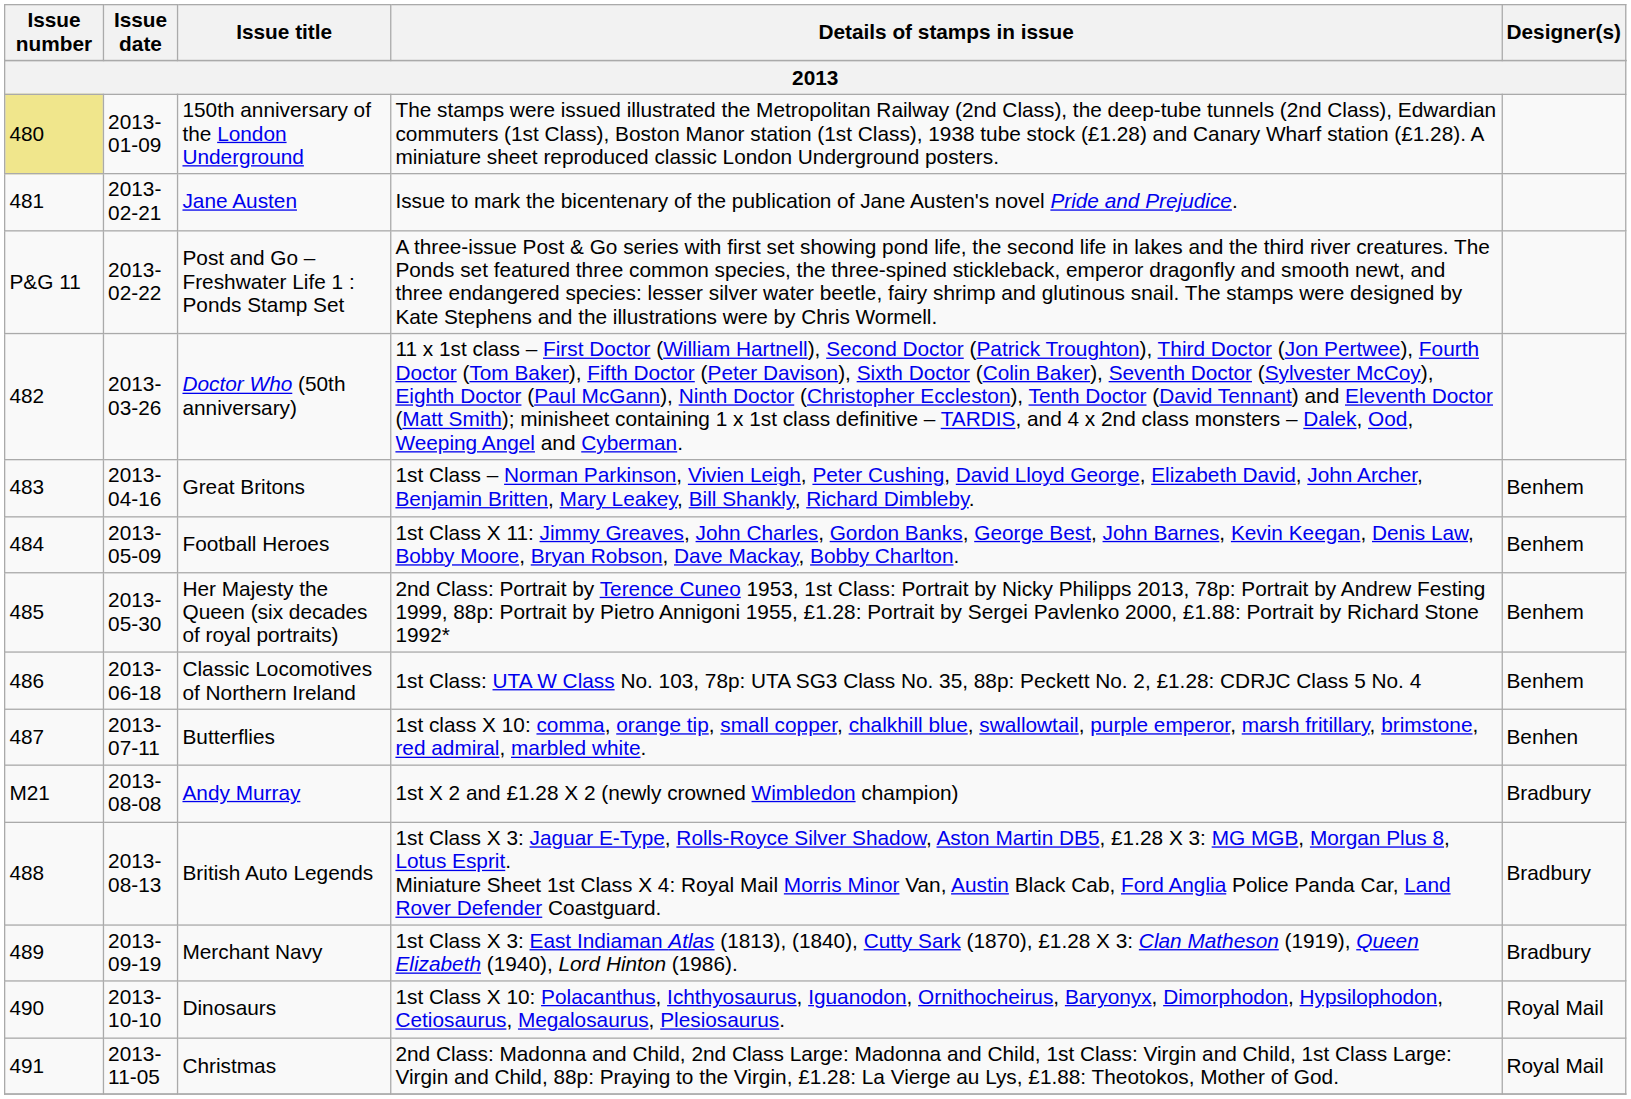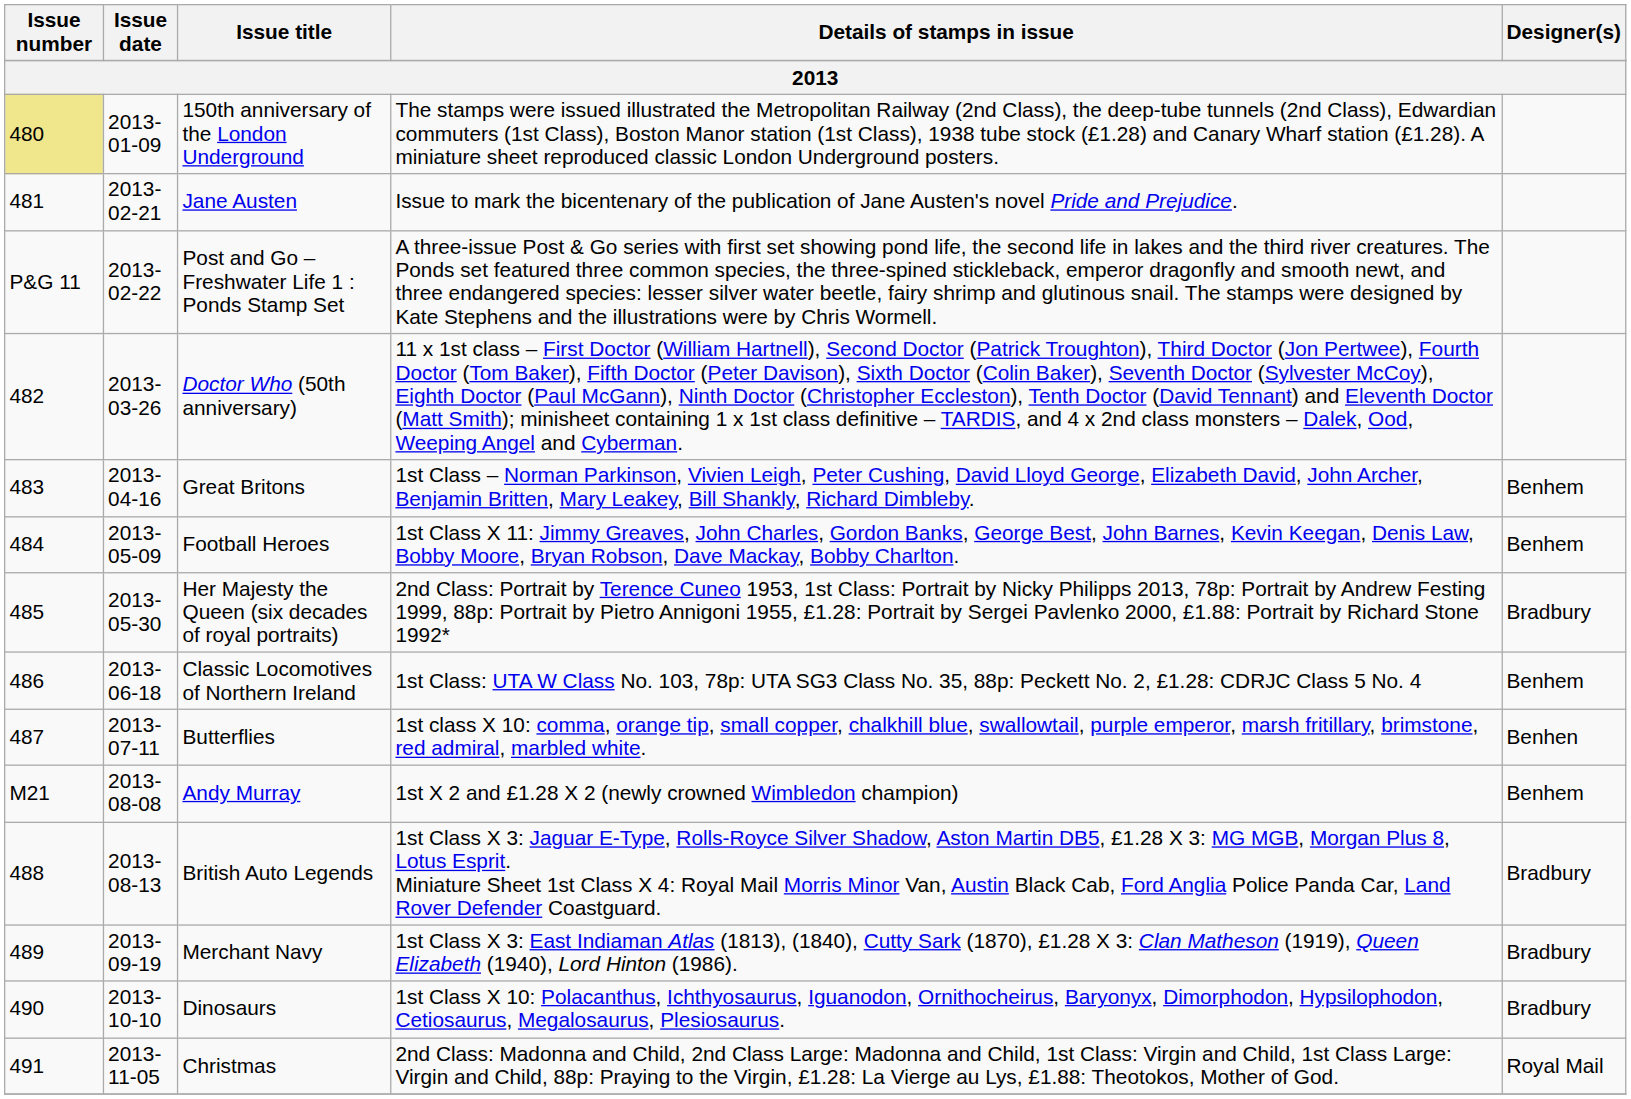(1545, 612) Benhem -> (1549, 612) Bradbury
(1549, 793) Bradbury -> (1545, 793) Benhem
(1555, 1009) Royal Mail -> (1549, 1009) Bradbury
